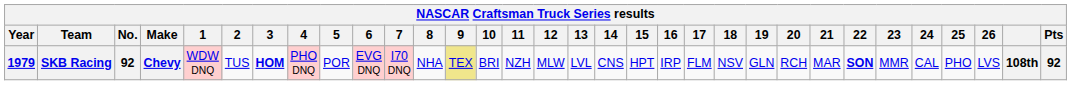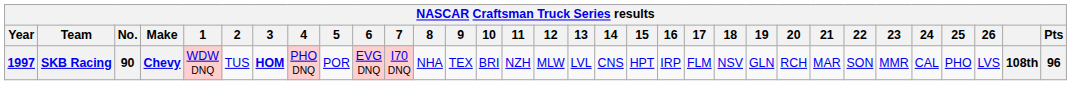(21, 63) 1979 -> (21, 63) 1997
(128, 63) 92 -> (128, 63) 90
(461, 63) khaki background -> (461, 63) no background
(860, 63) bold -> (860, 63) normal
(1054, 63) 92 -> (1054, 63) 96
